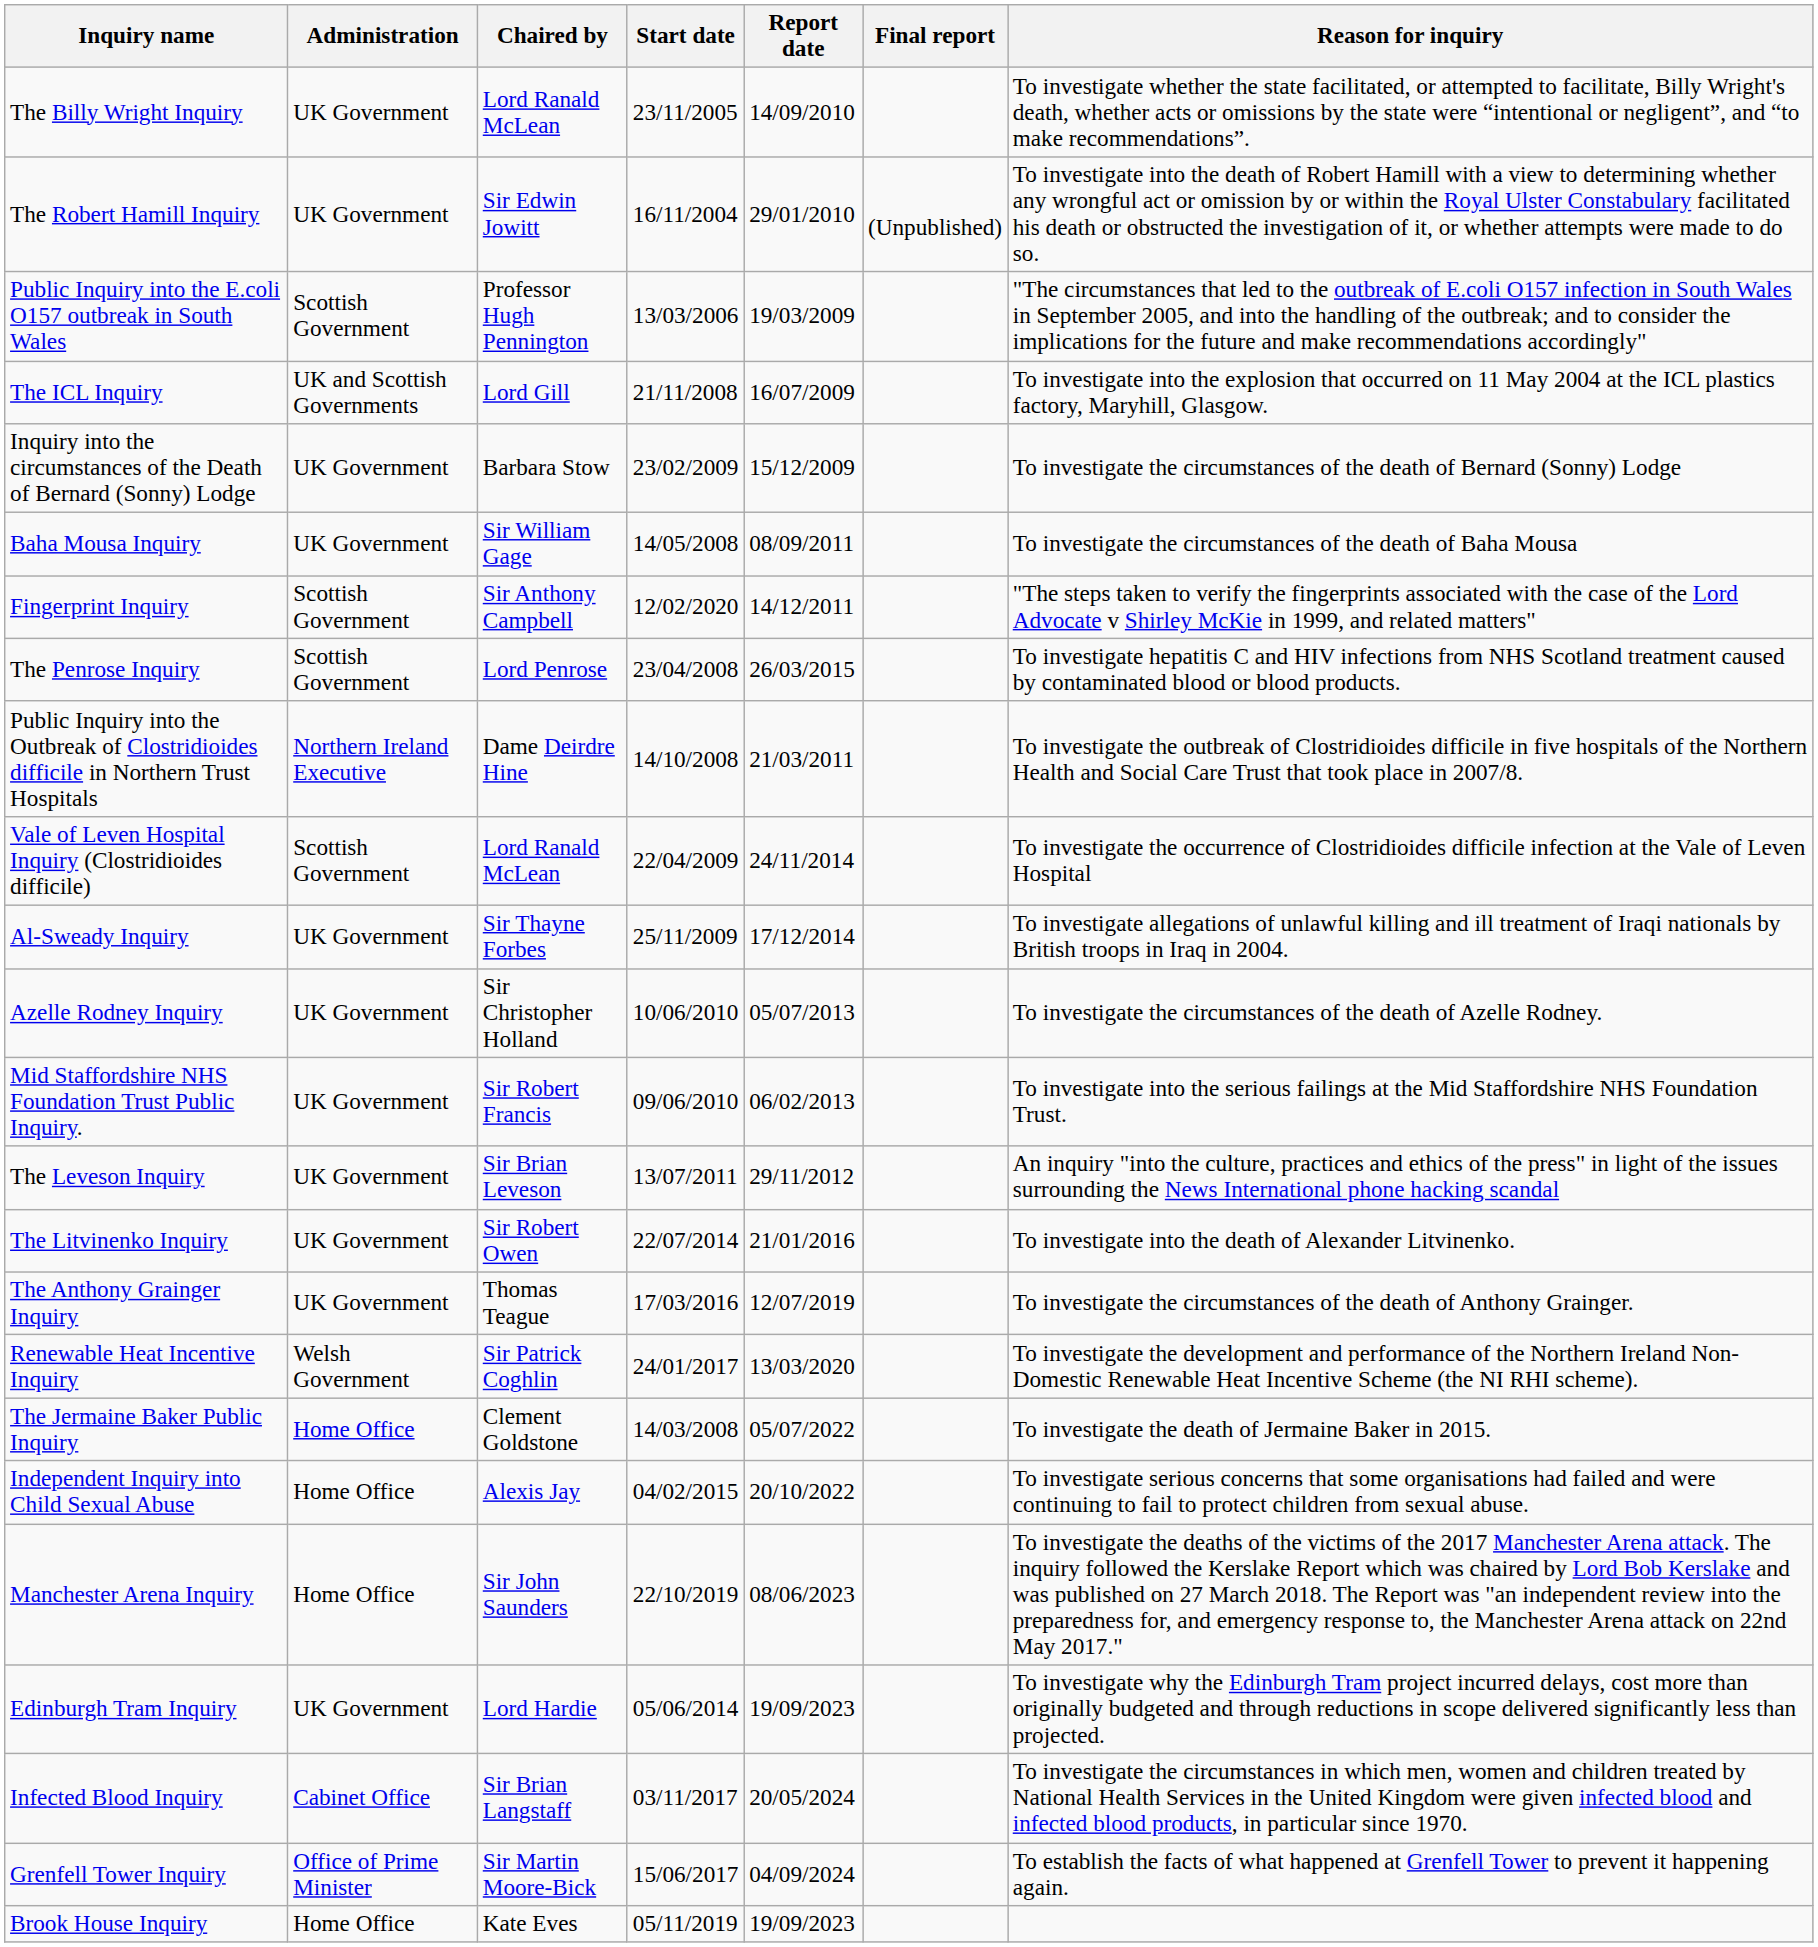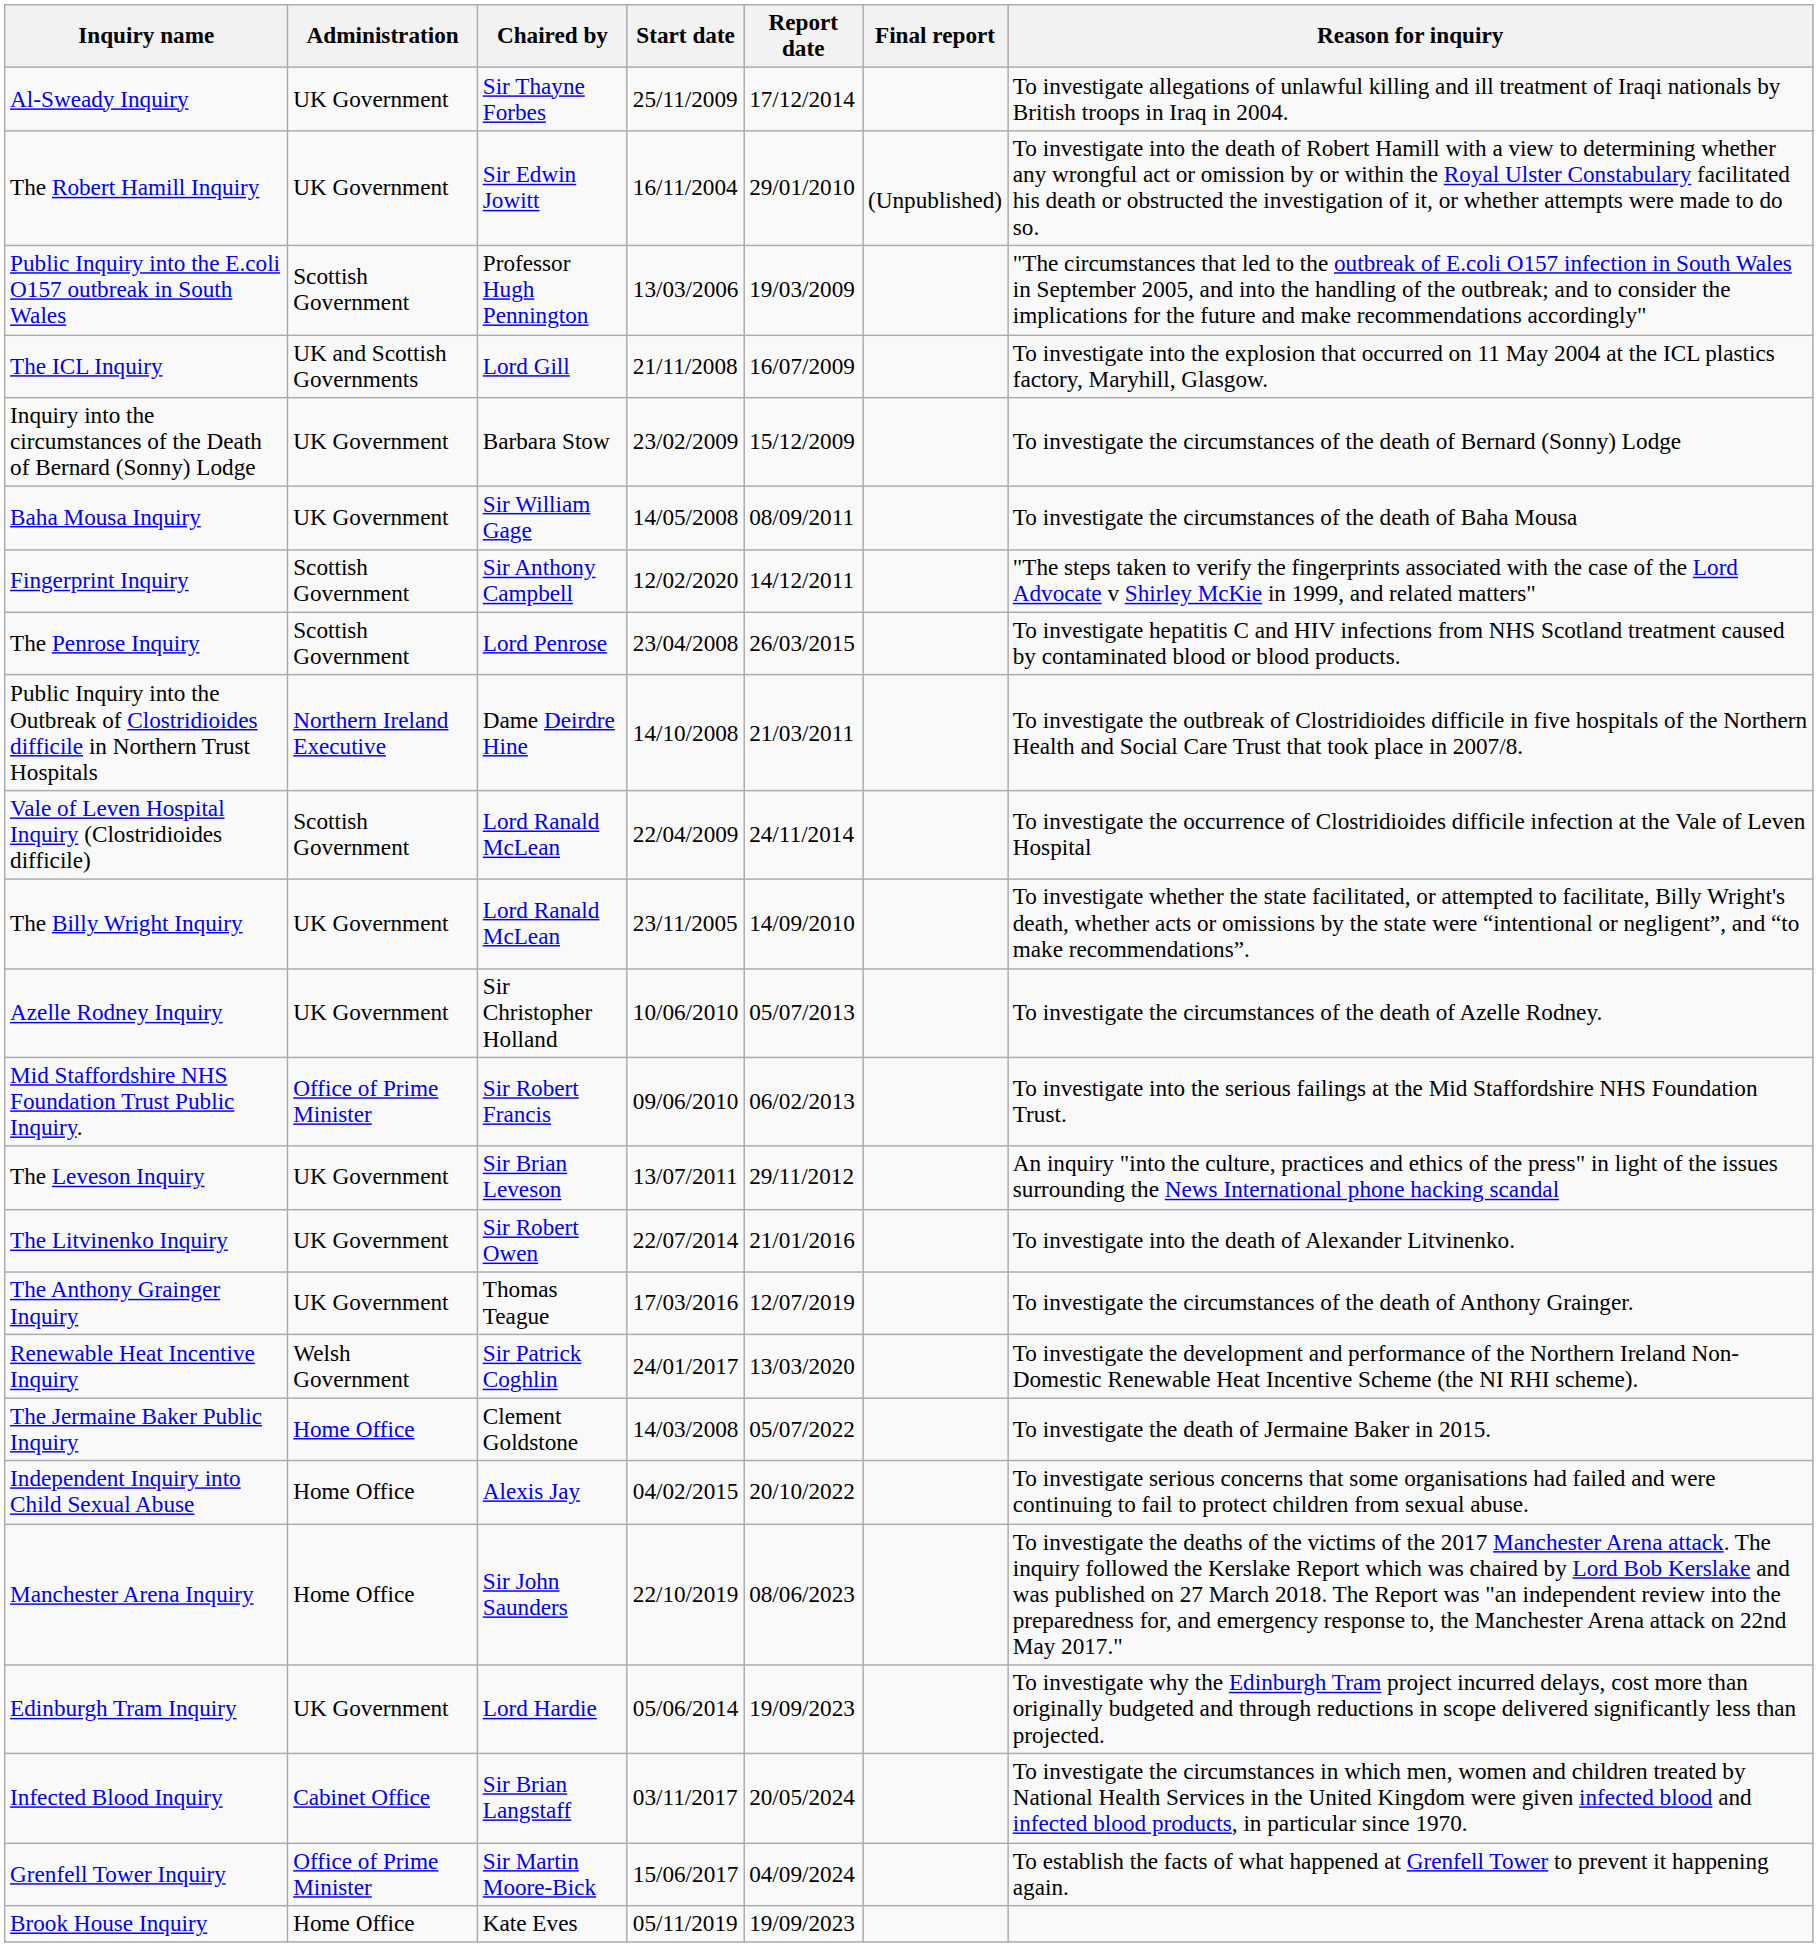rows swapped: (126, 111) <-> (99, 936)
(371, 1101) UK Government -> (366, 1101) Office of Prime Minister
